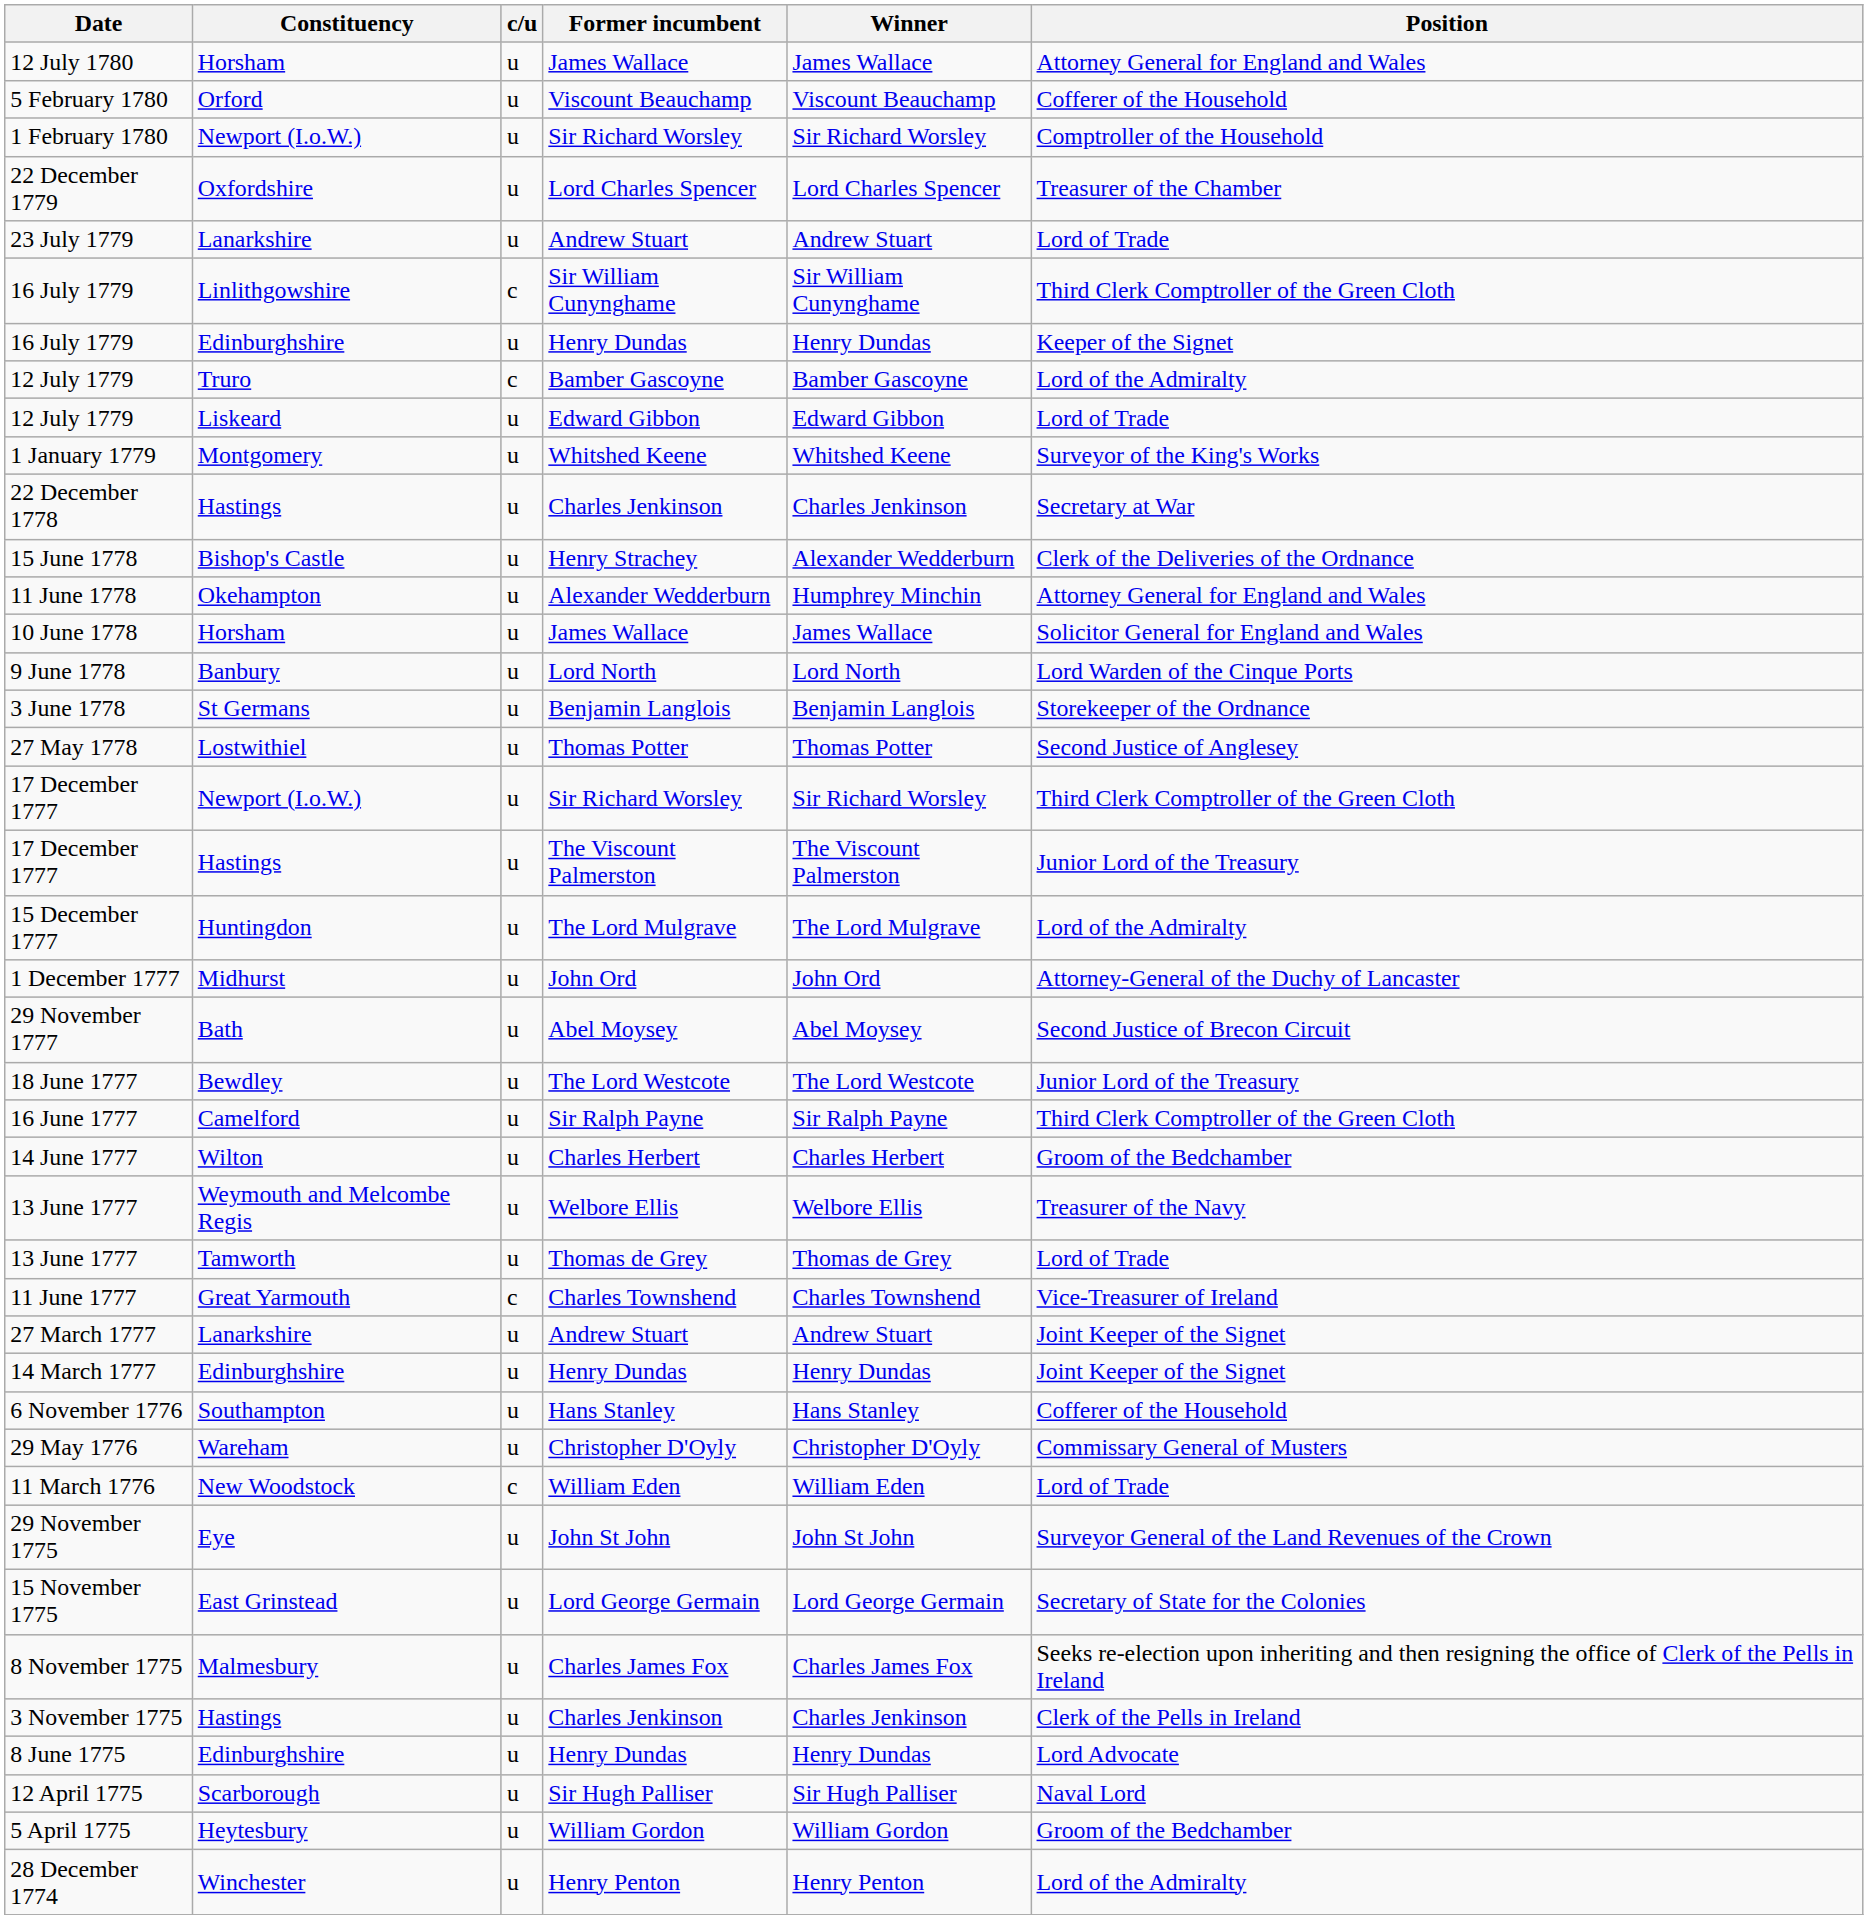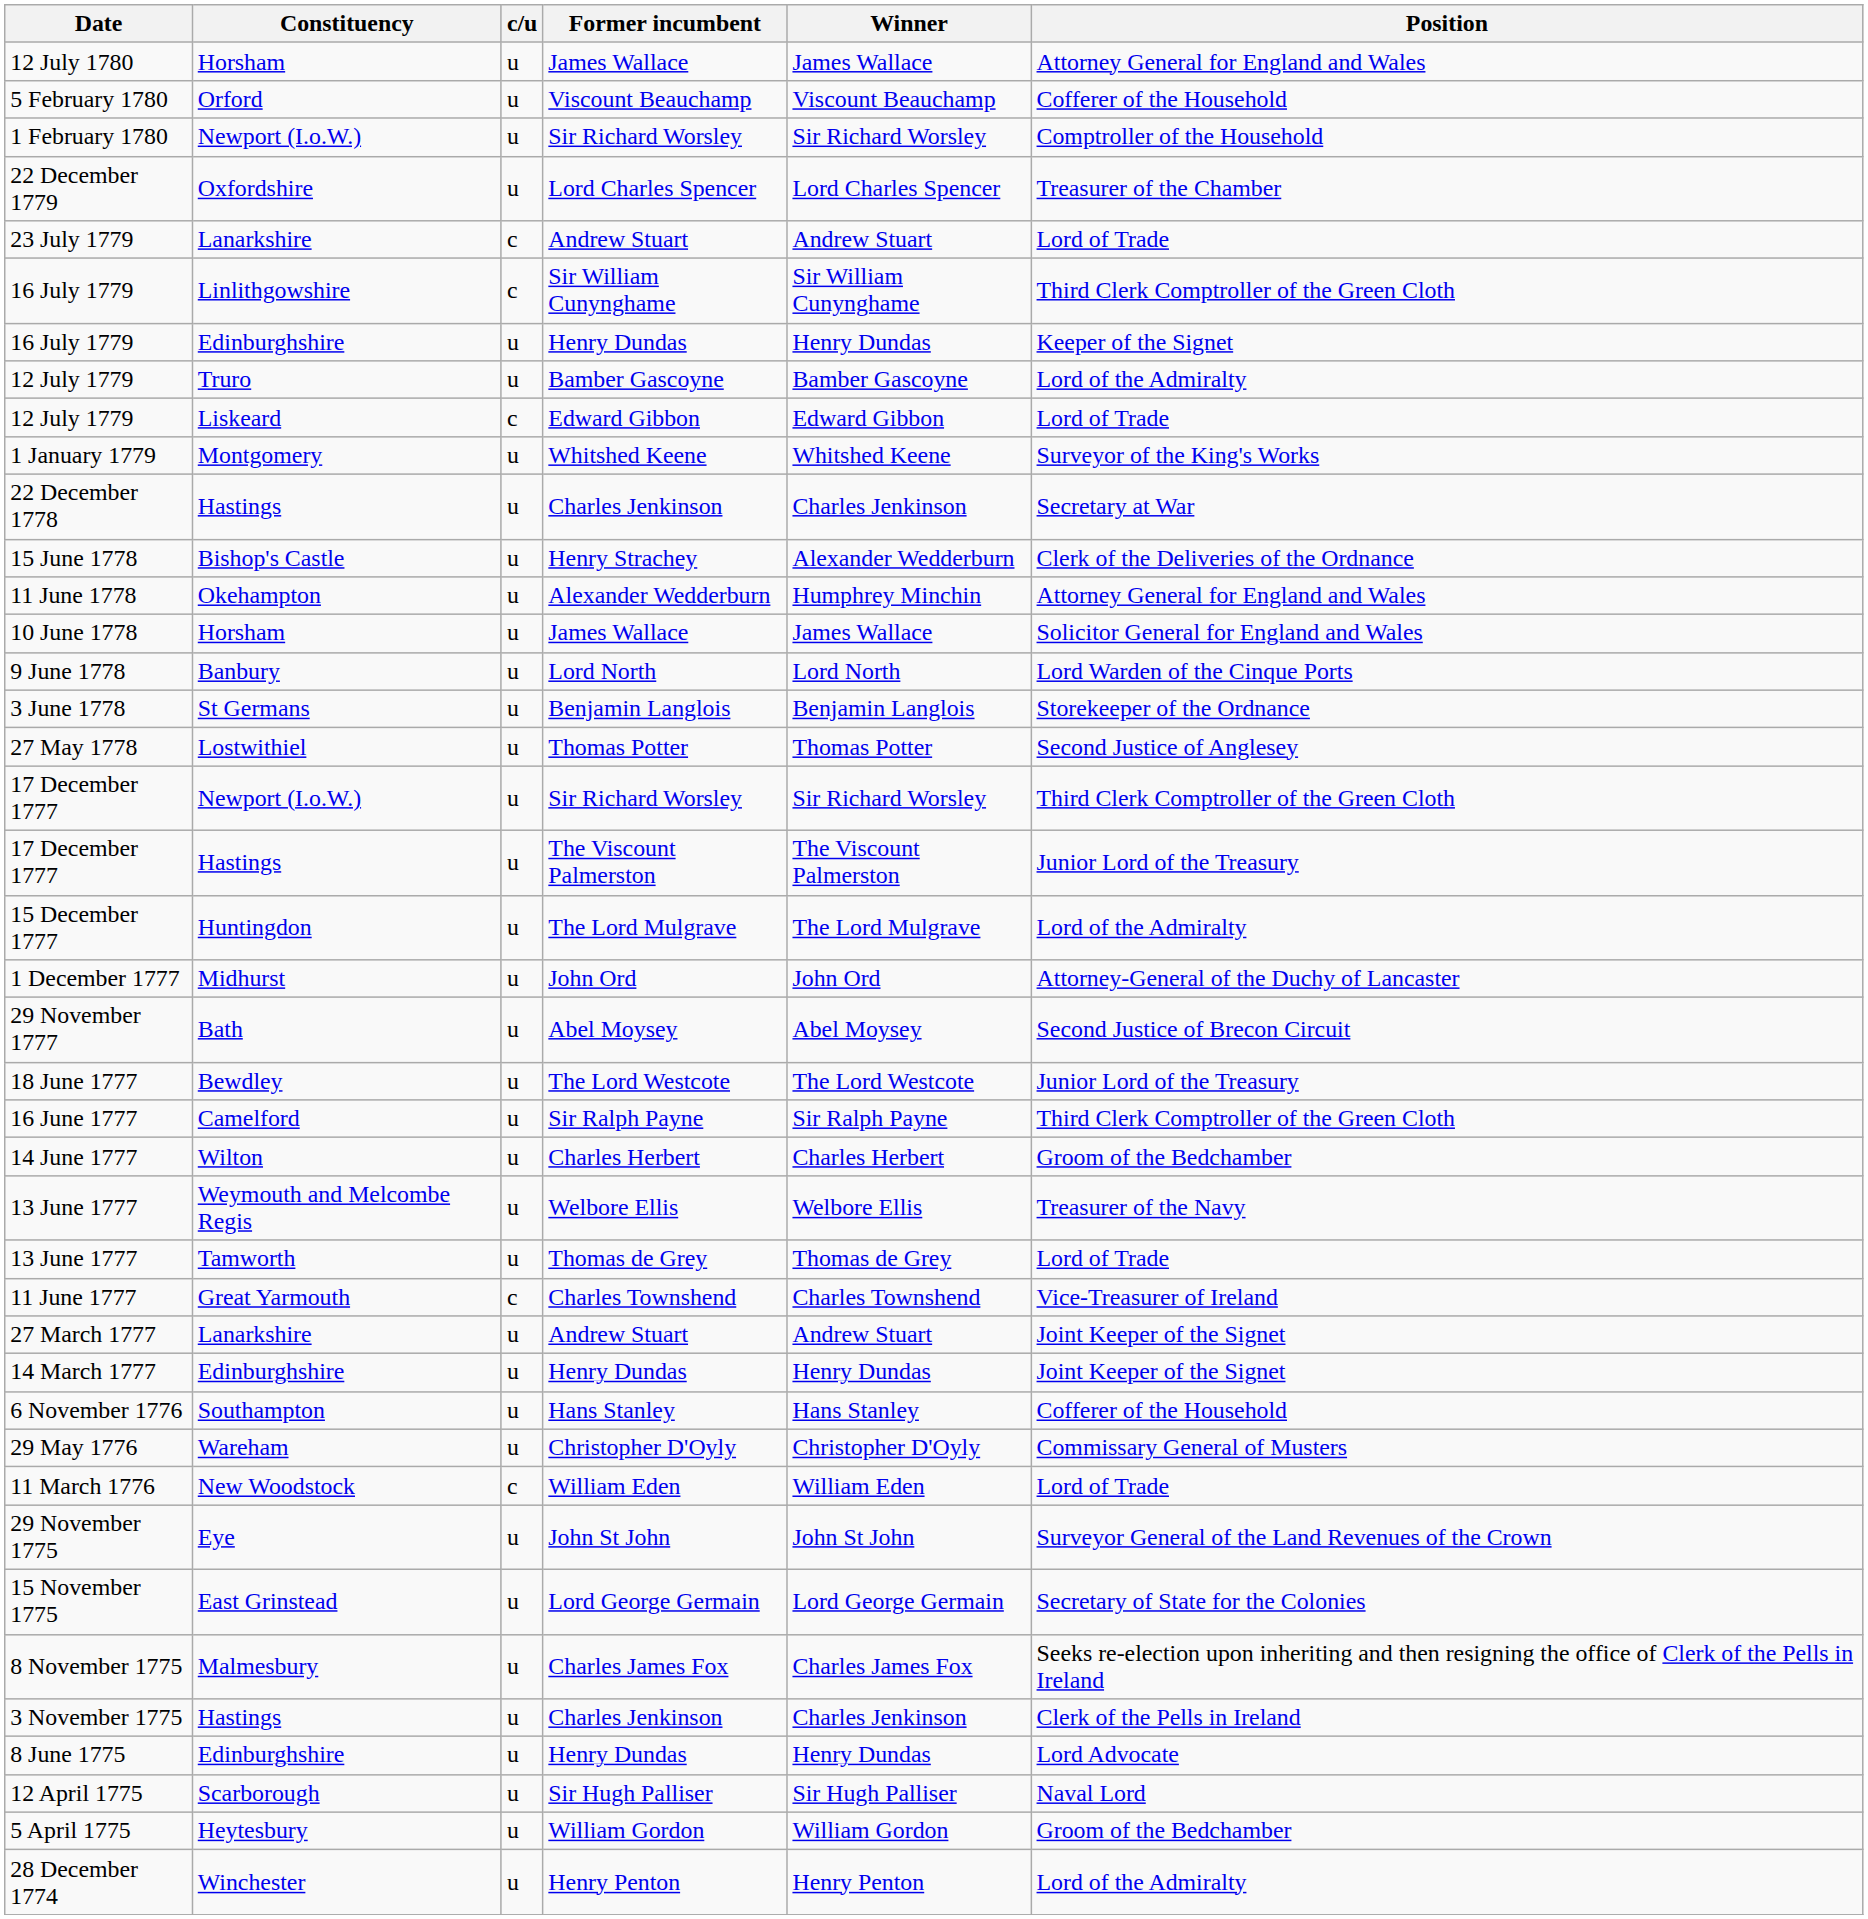(513, 239) u -> (512, 239) c
(512, 379) c -> (513, 379) u
(513, 417) u -> (512, 417) c
